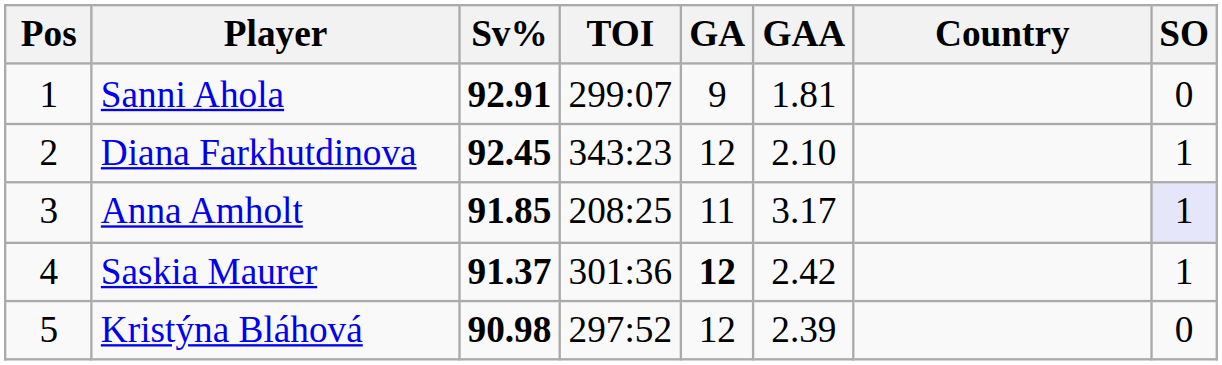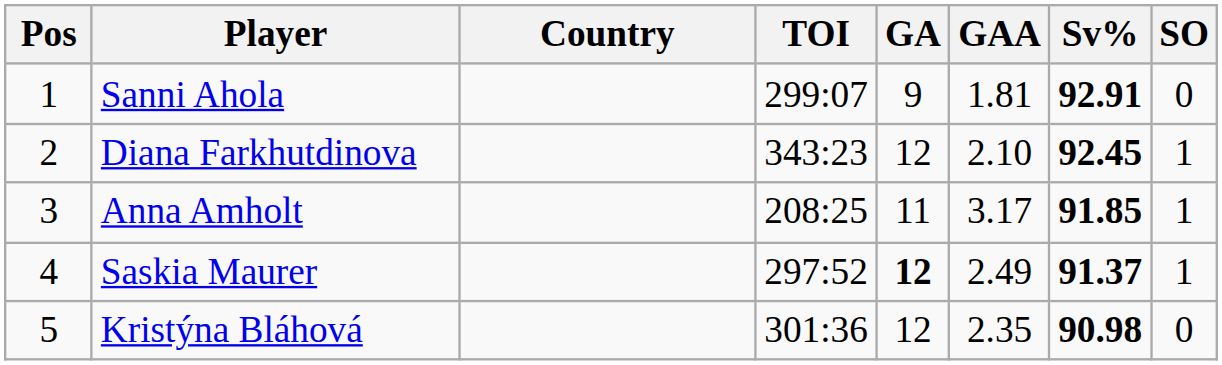columns swapped: (1002, 34) <-> (509, 34)
(1184, 211) lavender background -> (1184, 211) no background
(620, 270) 301:36 -> (816, 270) 297:52
(804, 270) 2.42 -> (1000, 270) 2.49
(620, 329) 297:52 -> (816, 329) 301:36
(804, 329) 2.39 -> (1000, 329) 2.35
